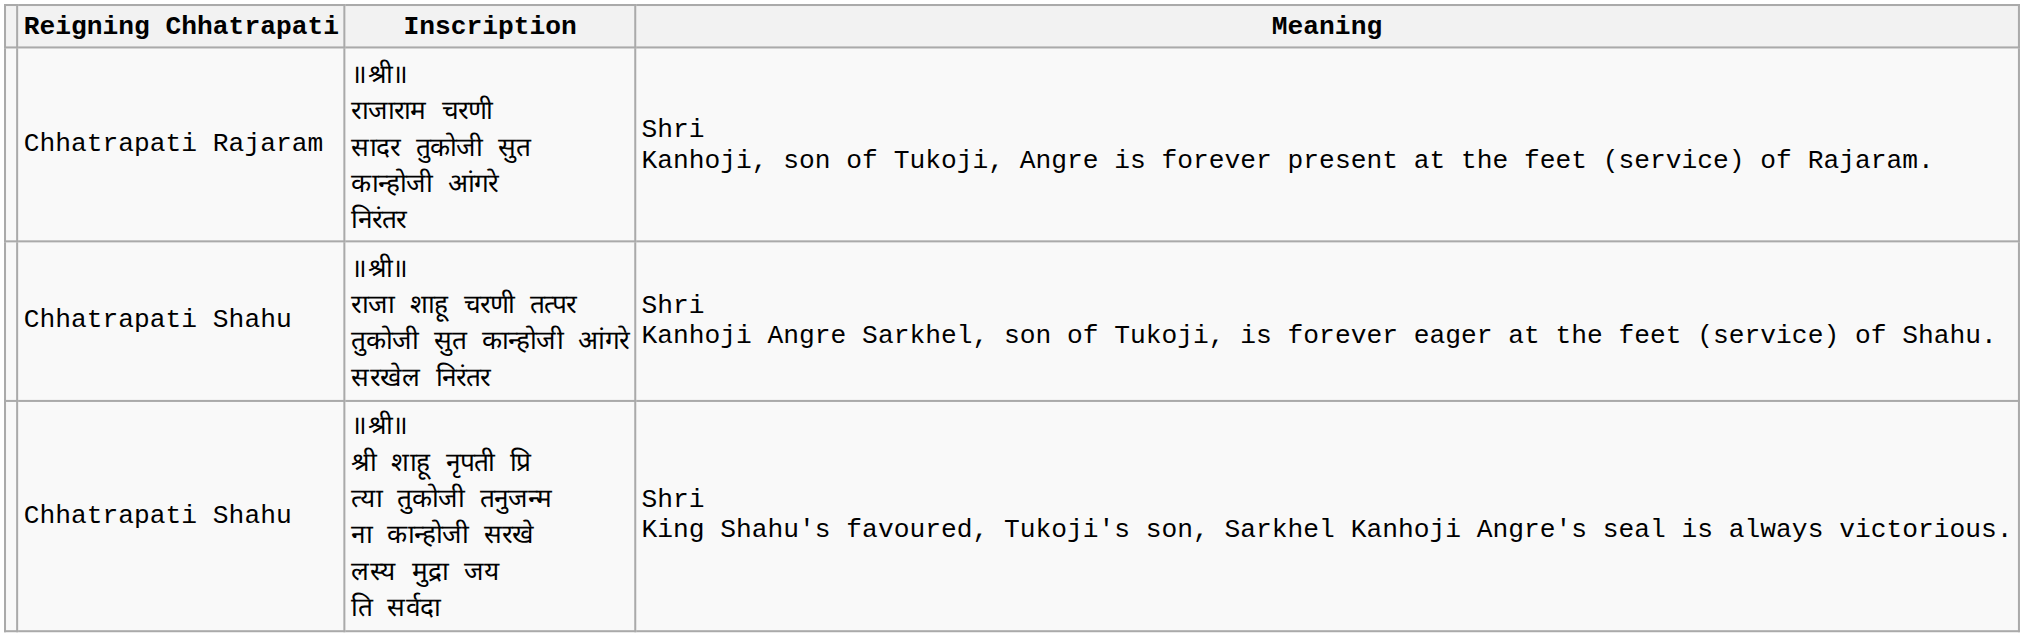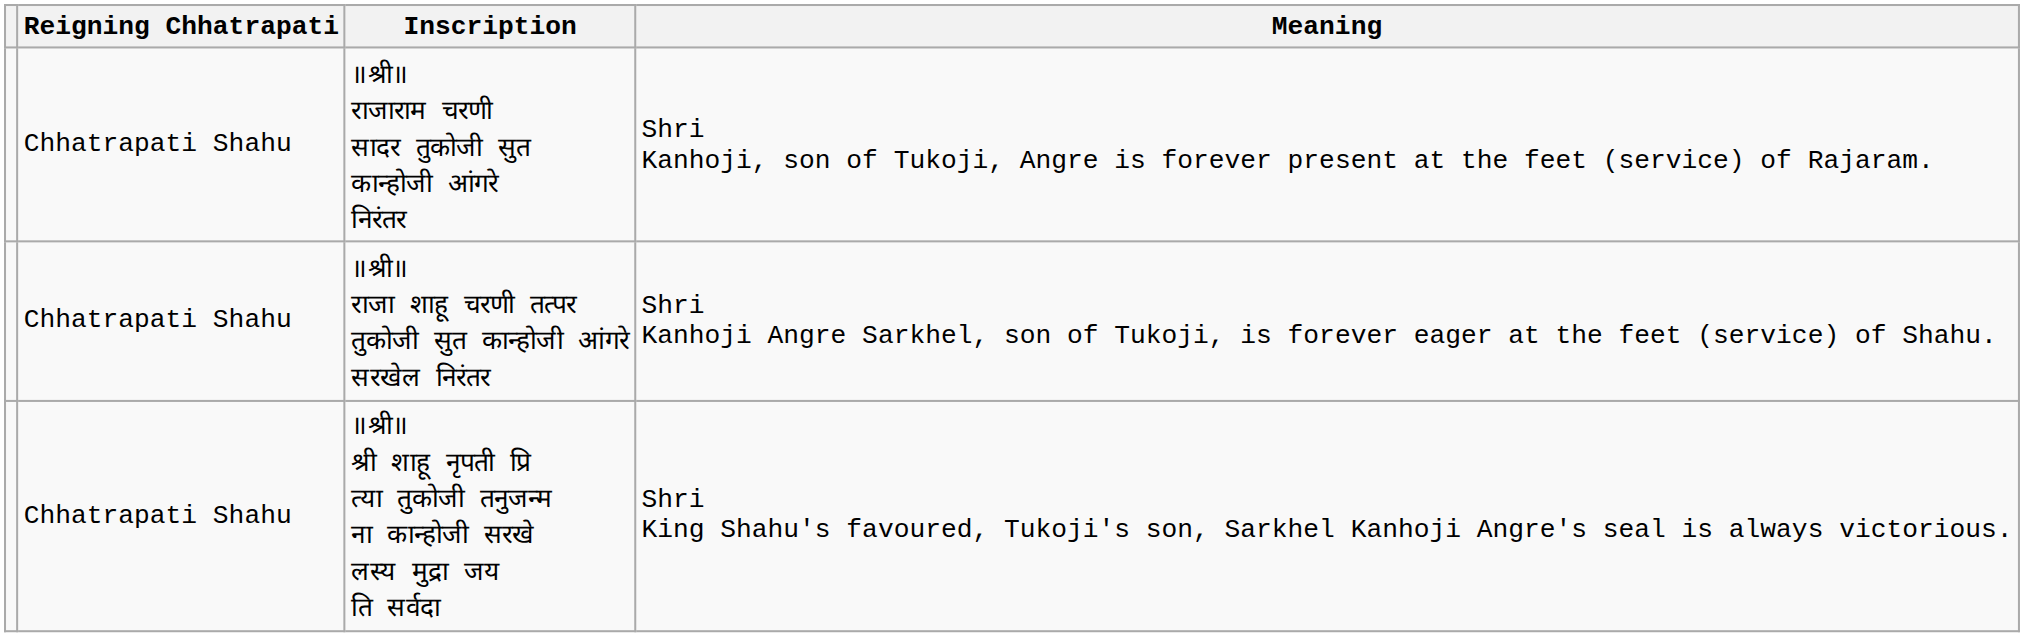(173, 145) Chhatrapati Rajaram -> (158, 145) Chhatrapati Shahu
